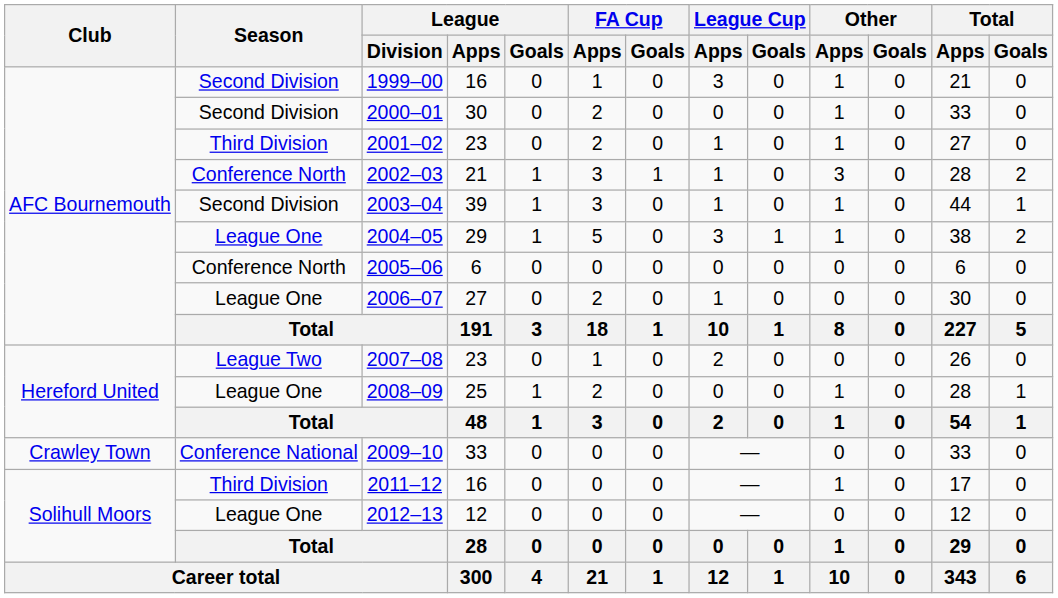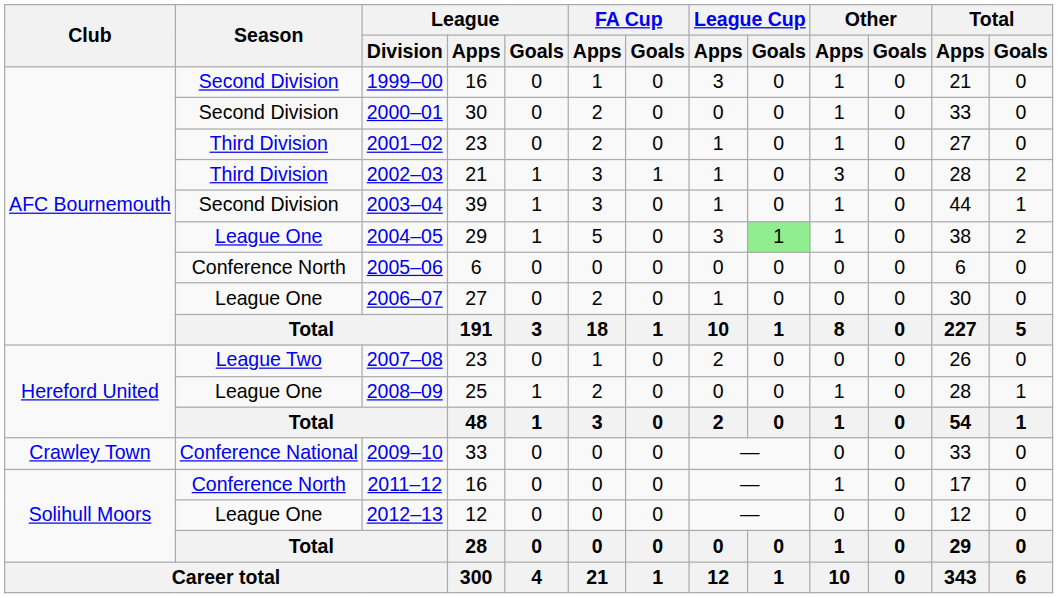(269, 174) Conference North -> (269, 174) Third Division
(779, 236) no background -> (779, 236) lightgreen background
(269, 484) Third Division -> (269, 484) Conference North
